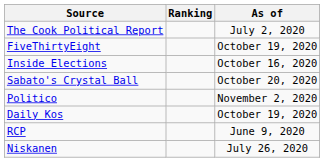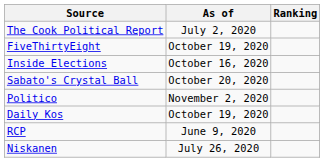columns swapped: (190, 13) <-> (267, 13)
